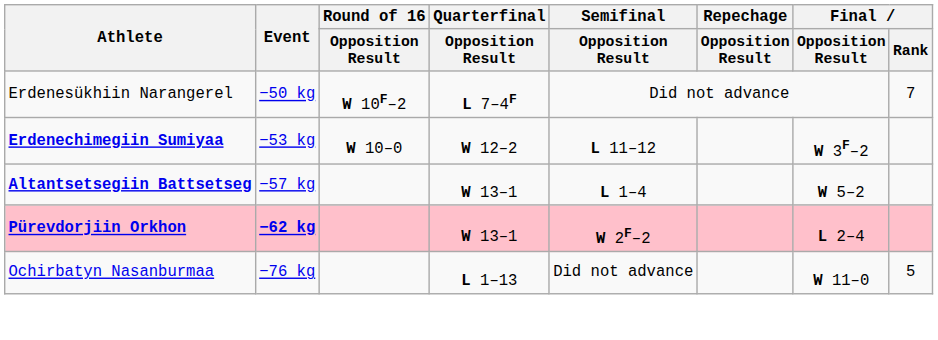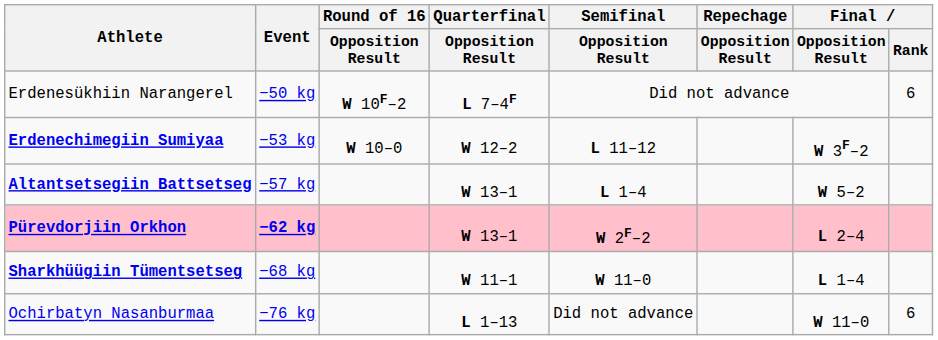(911, 94) 7 -> (911, 94) 6
+ row: (125, 273)
(911, 273) 5 -> (911, 314) 6
